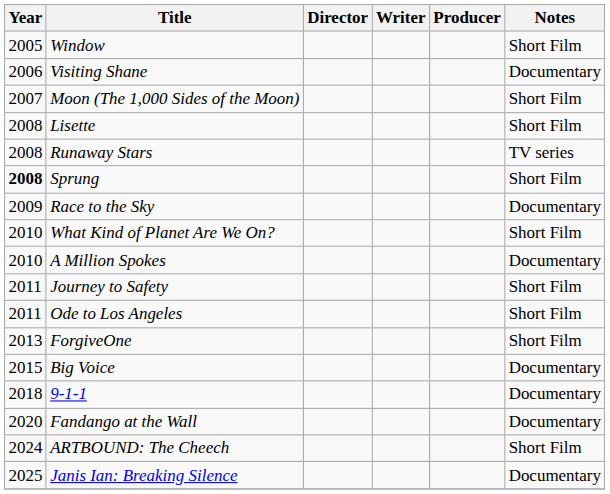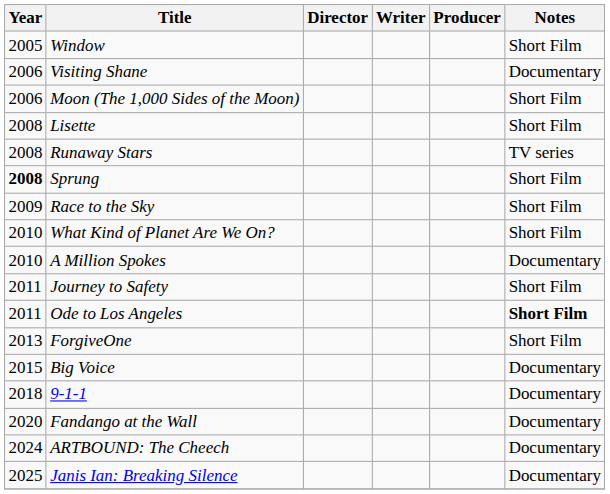(25, 98) 2007 -> (25, 98) 2006
(555, 206) Documentary -> (545, 206) Short Film
(545, 313) normal -> (548, 313) bold
(545, 448) Short Film -> (555, 448) Documentary
